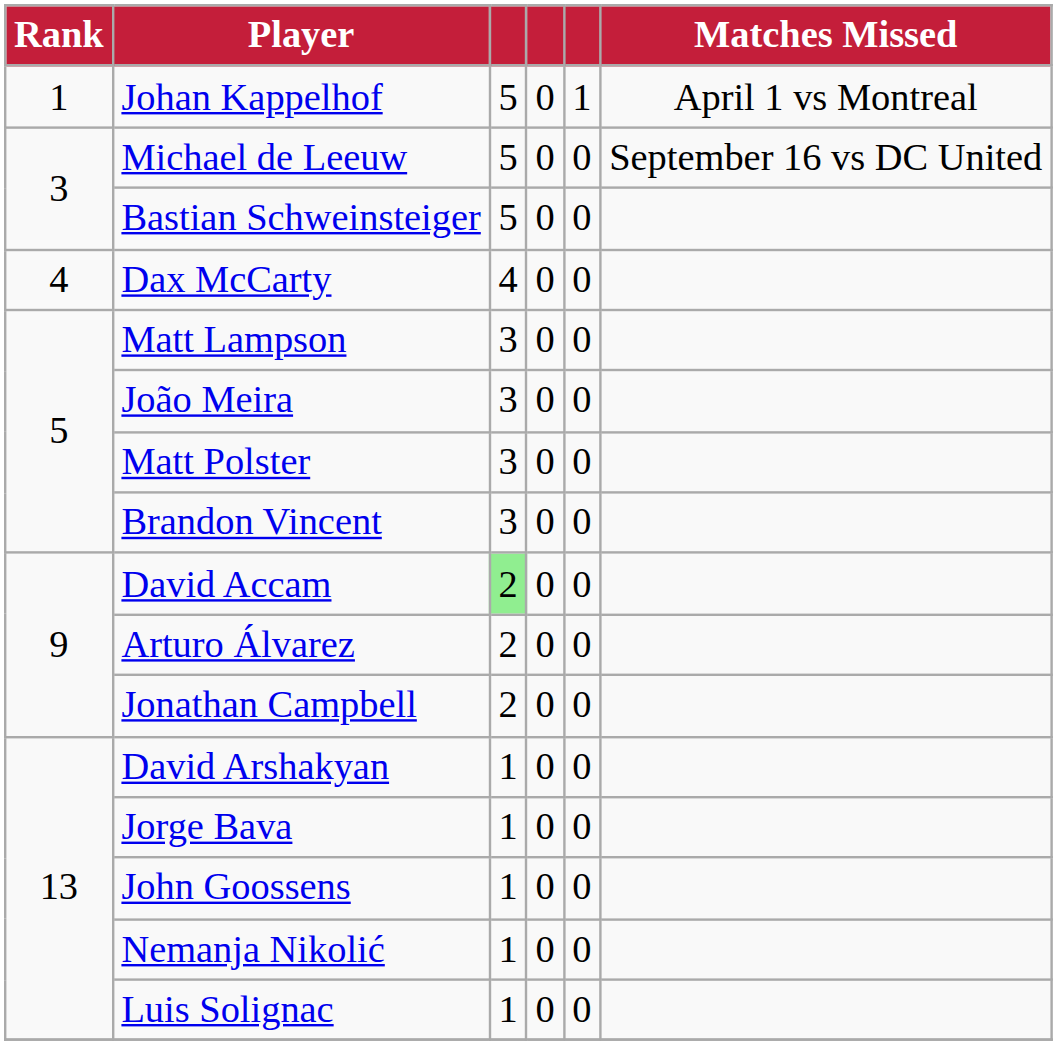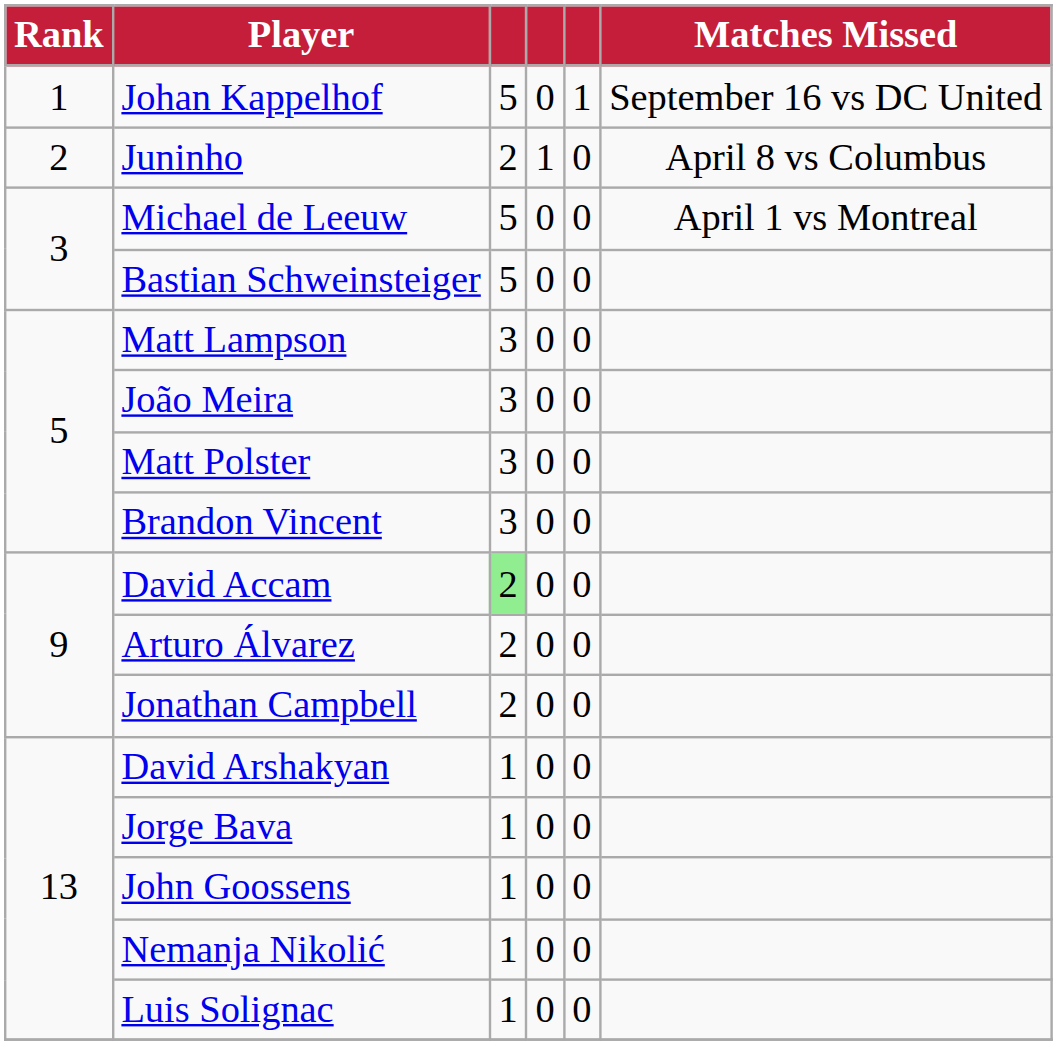(826, 95) April 1 vs Montreal -> (826, 95) September 16 vs DC United
+ row: (182, 156)
(826, 156) September 16 vs DC United -> (826, 217) April 1 vs Montreal
- row: (226, 278)
